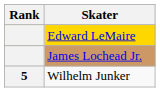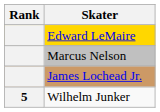+ row: (87, 55)
